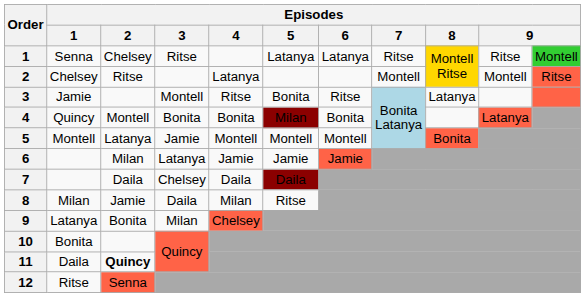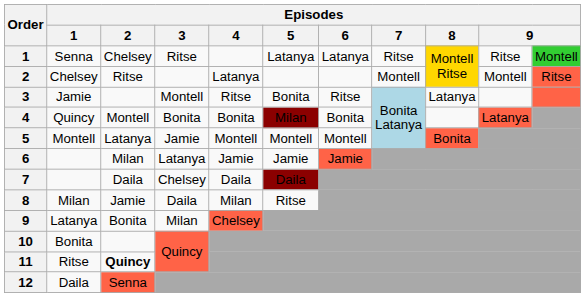(74, 262) Daila -> (74, 262) Ritse
(74, 282) Ritse -> (74, 282) Daila
